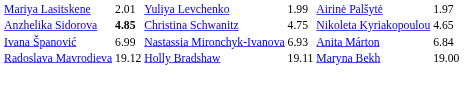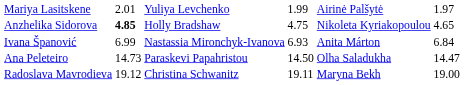(191, 25) Christina Schwanitz -> (182, 25) Holly Bradshaw
+ row: (36, 58)
(182, 58) Holly Bradshaw -> (191, 74) Christina Schwanitz
